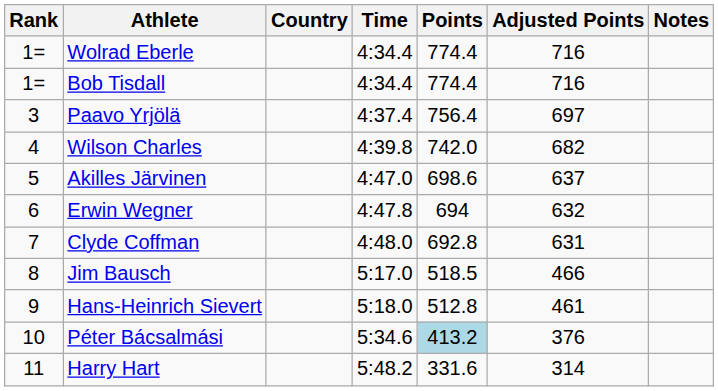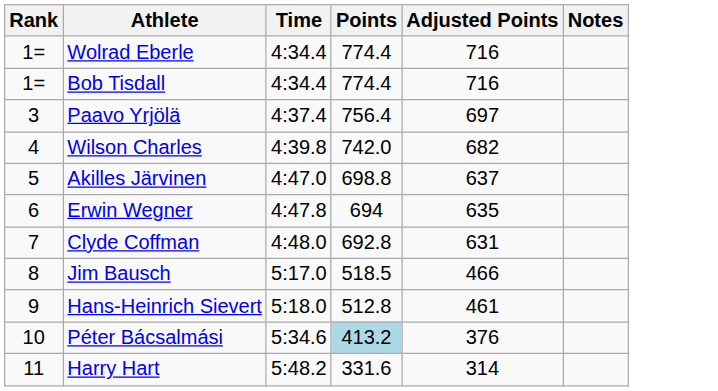- column: (309, 20)
(452, 178) 698.6 -> (366, 178) 698.8
(568, 210) 632 -> (482, 210) 635
